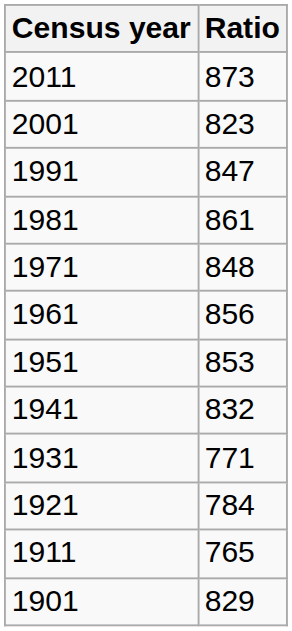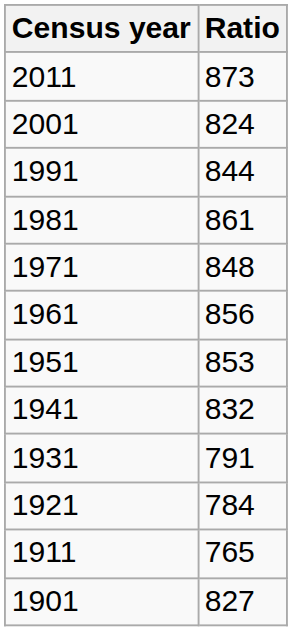(230, 123) 823 -> (230, 123) 824
(230, 171) 847 -> (230, 171) 844
(230, 457) 771 -> (230, 457) 791
(230, 600) 829 -> (230, 600) 827
